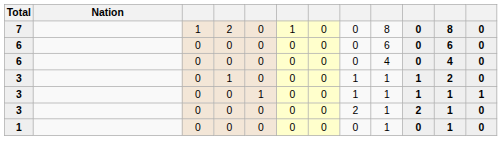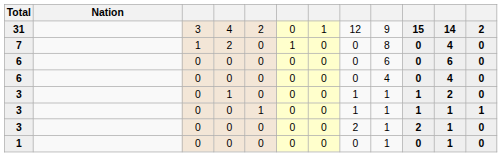+ row: (19, 29)
(450, 29) 8 -> (450, 46) 4
